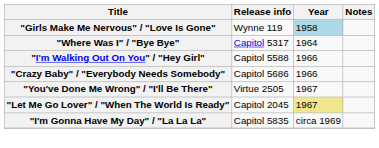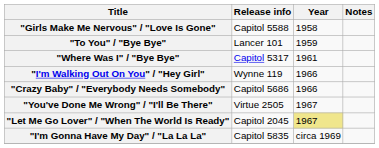(258, 27) Wynne 119 -> (261, 27) Capitol 5588
(307, 27) lightblue background -> (307, 27) no background
+ row: (118, 43)
(307, 43) 1964 -> (307, 58) 1961
(261, 58) Capitol 5588 -> (258, 74) Wynne 119
